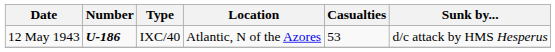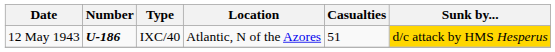(334, 36) 53 -> (334, 36) 51
(470, 36) no background -> (470, 36) gold background
